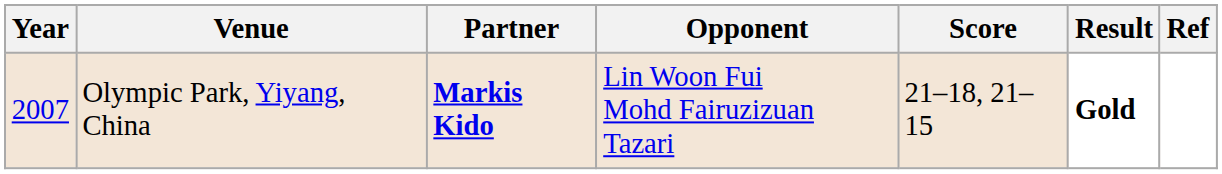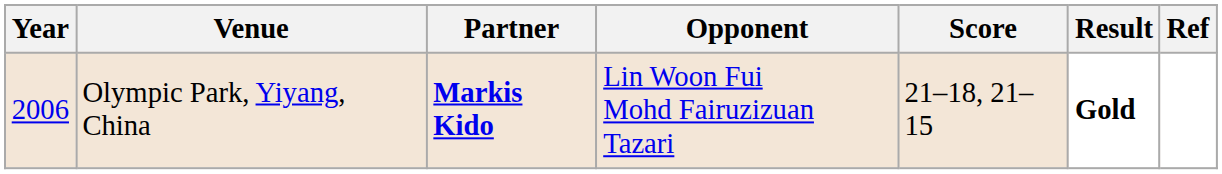(40, 109) 2007 -> (40, 109) 2006
